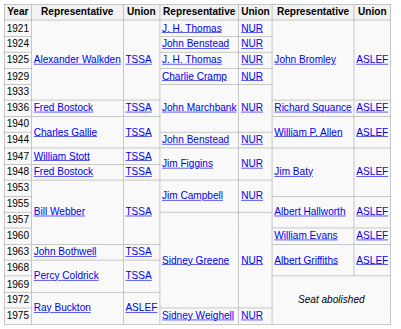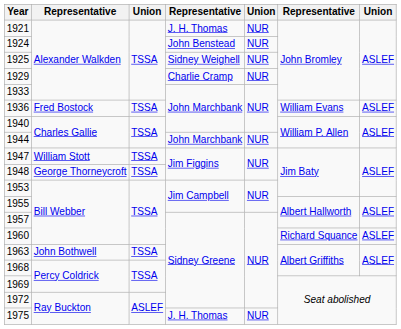(192, 60) J. H. Thomas -> (204, 60) Sidney Weighell
(313, 108) Richard Squance -> (312, 108) William Evans
(196, 140) John Benstead -> (205, 140) John Marchbank
(63, 172) Fred Bostock -> (80, 172) George Thorneycroft
(306, 236) William Evans -> (319, 236) Richard Squance
(198, 316) Sidney Weighell -> (198, 316) J. H. Thomas
